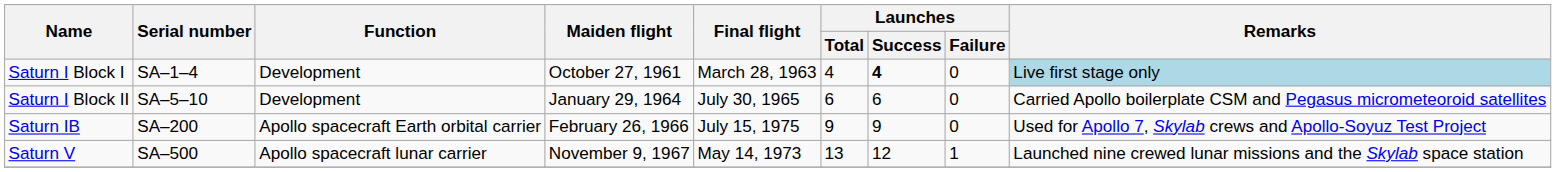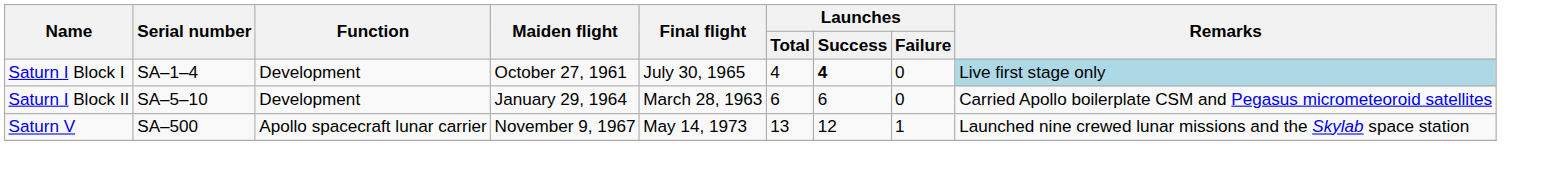(757, 72) March 28, 1963 -> (694, 72) July 30, 1965
(749, 99) July 30, 1965 -> (703, 99) March 28, 1963
- row: (44, 126)
